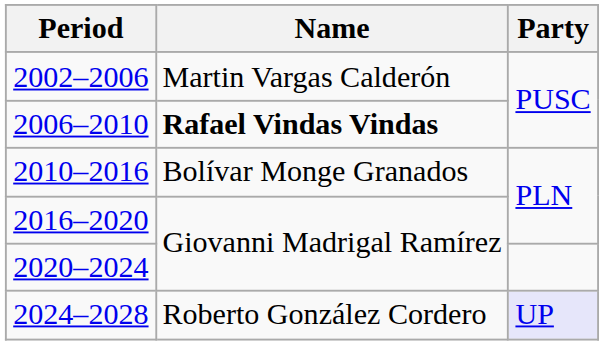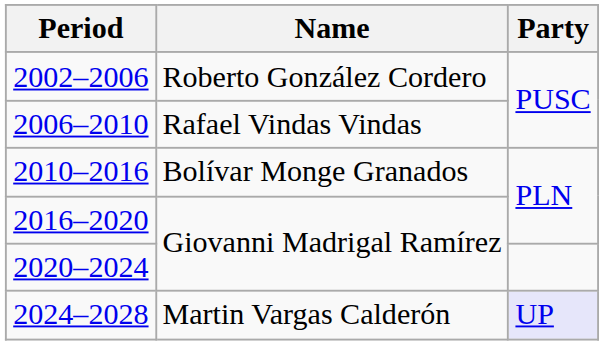(306, 76) Martin Vargas Calderón -> (324, 76) Roberto González Cordero
(300, 123) bold -> (292, 123) normal
(324, 314) Roberto González Cordero -> (306, 314) Martin Vargas Calderón
